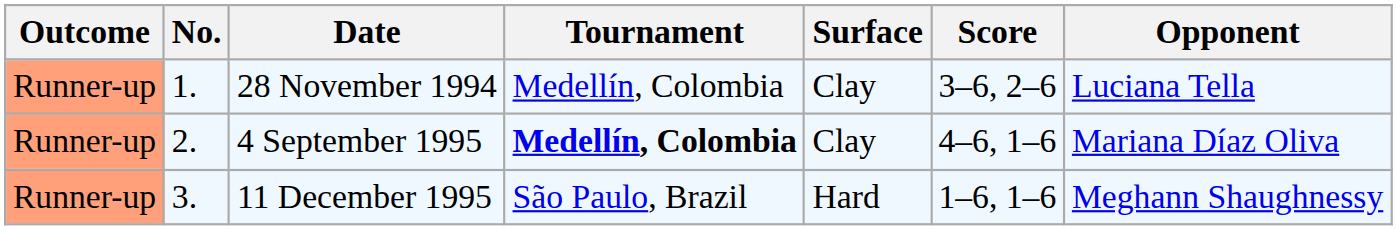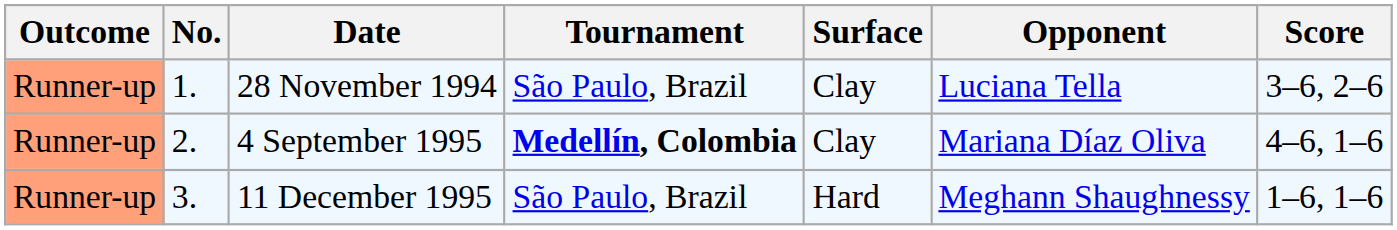columns swapped: (1228, 31) <-> (997, 31)
(648, 86) Medellín, Colombia -> (630, 86) São Paulo, Brazil
